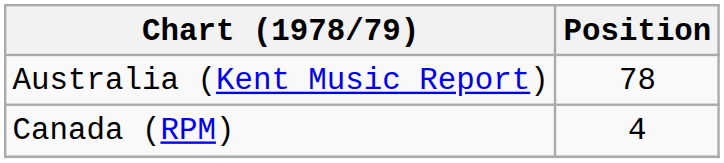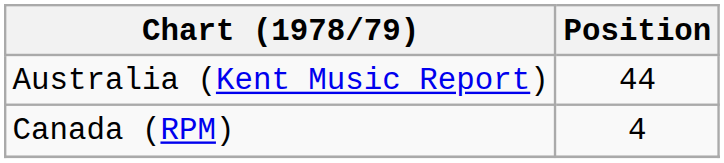(637, 81) 78 -> (637, 81) 44
